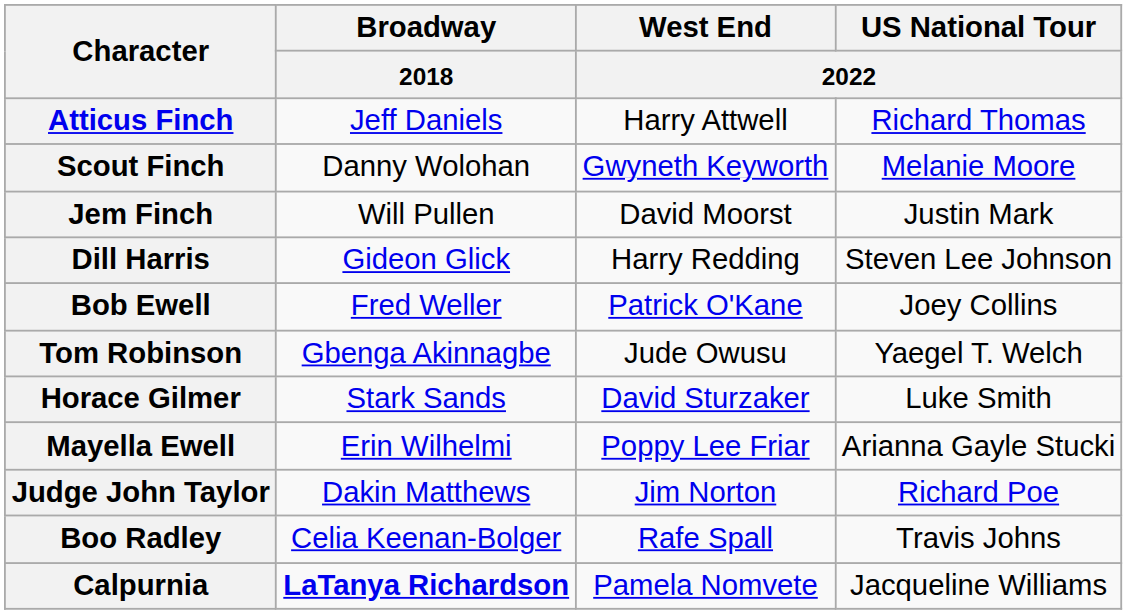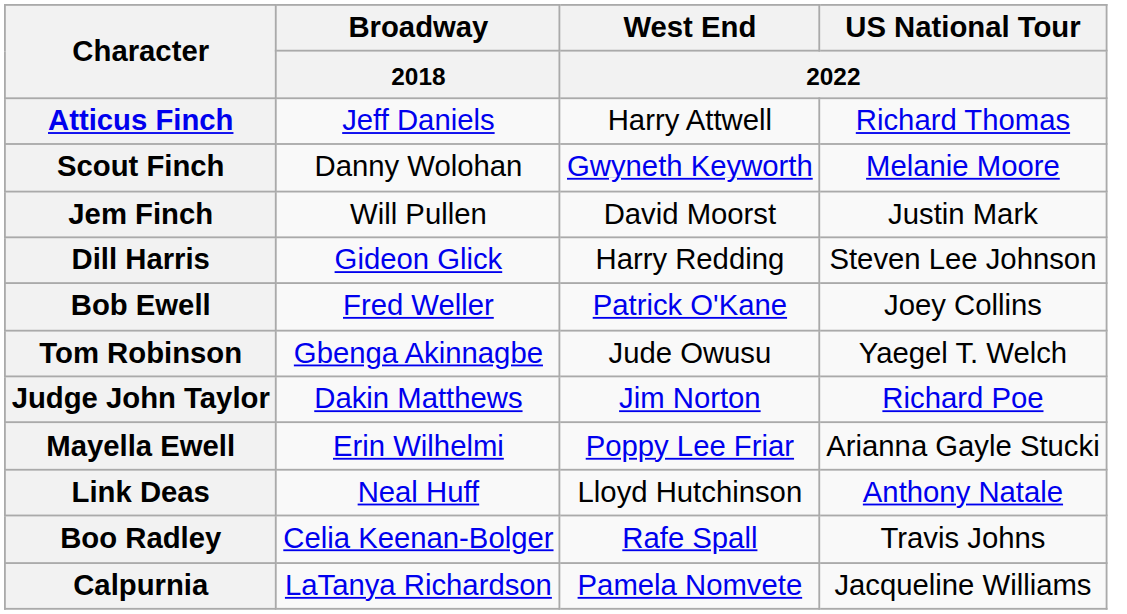- row: (141, 399)
rows swapped: (141, 492) <-> (141, 445)
+ row: (141, 492)
(426, 584) bold -> (418, 584) normal
